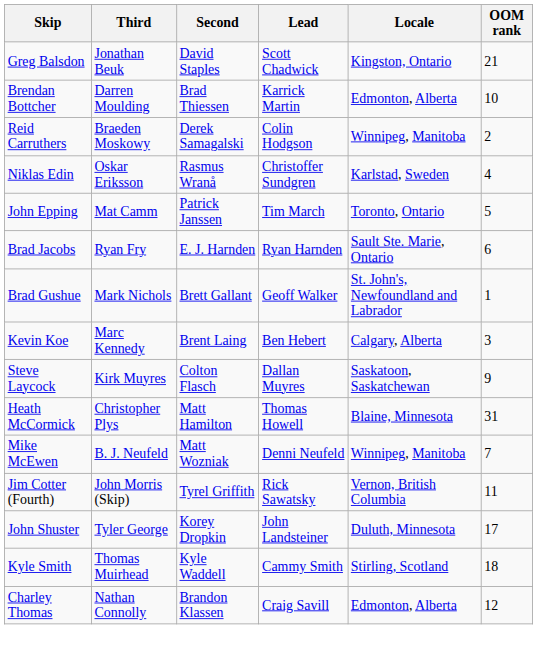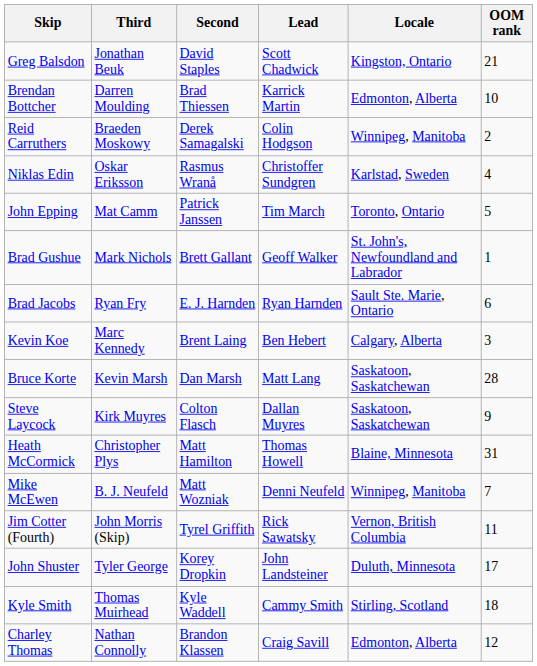rows swapped: (44, 295) <-> (41, 249)
+ row: (42, 378)
